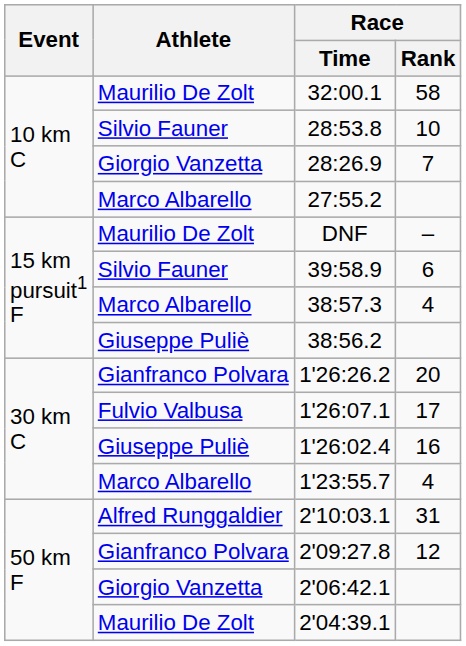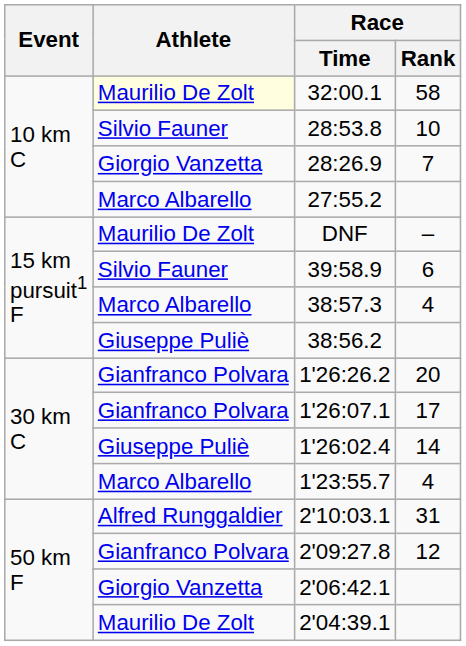(176, 93) no background -> (176, 93) lightyellow background
(170, 411) Fulvio Valbusa -> (193, 411) Gianfranco Polvara
(428, 446) 16 -> (428, 446) 14
